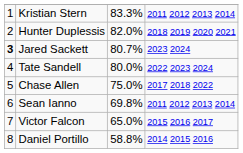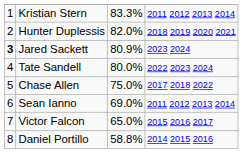(126, 49) 80.7% -> (126, 49) 80.9%
(126, 103) 69.8% -> (126, 103) 69.0%
